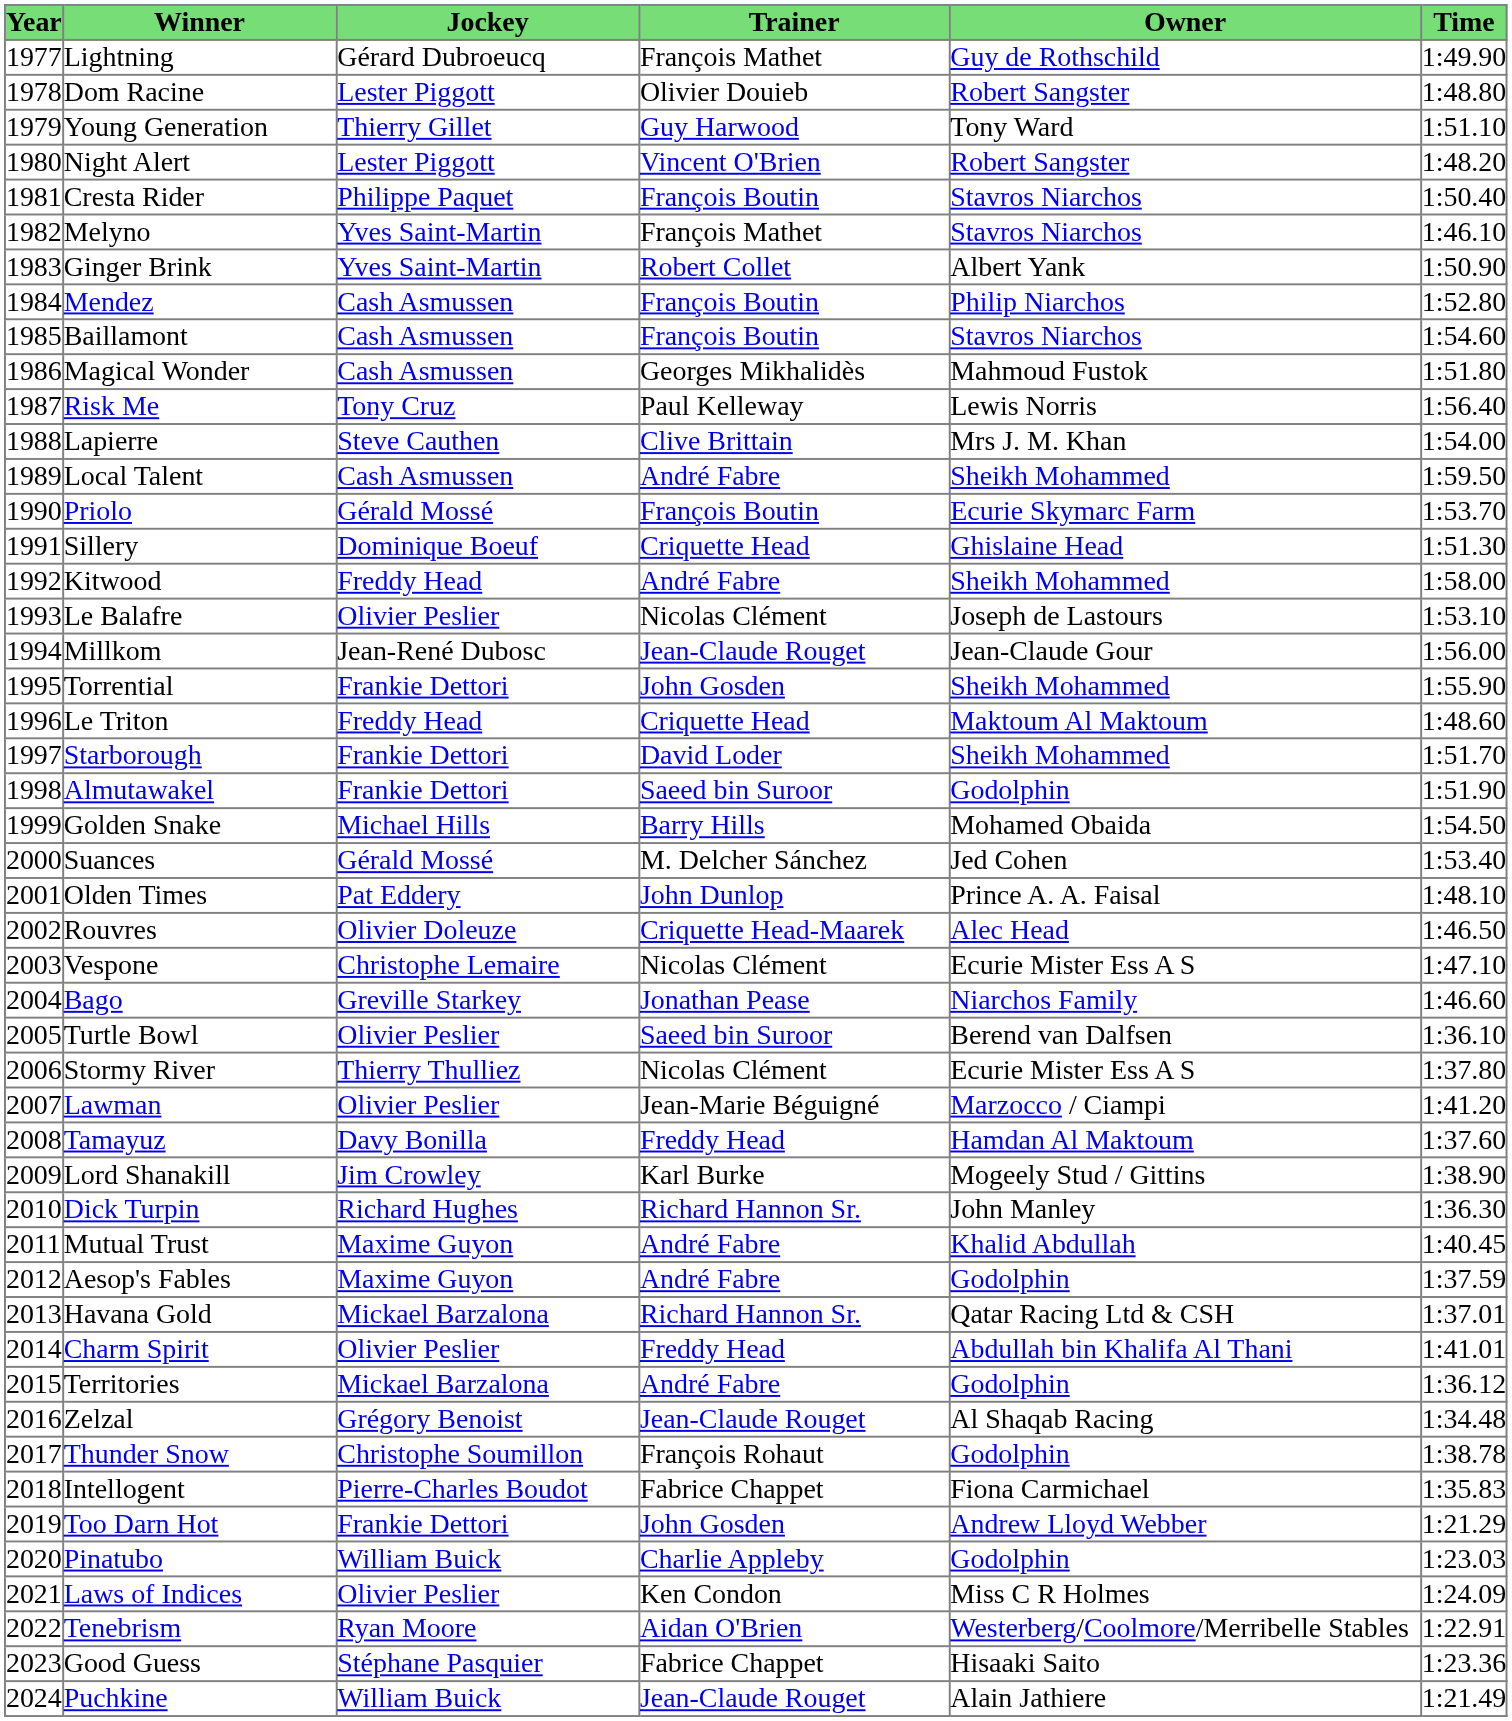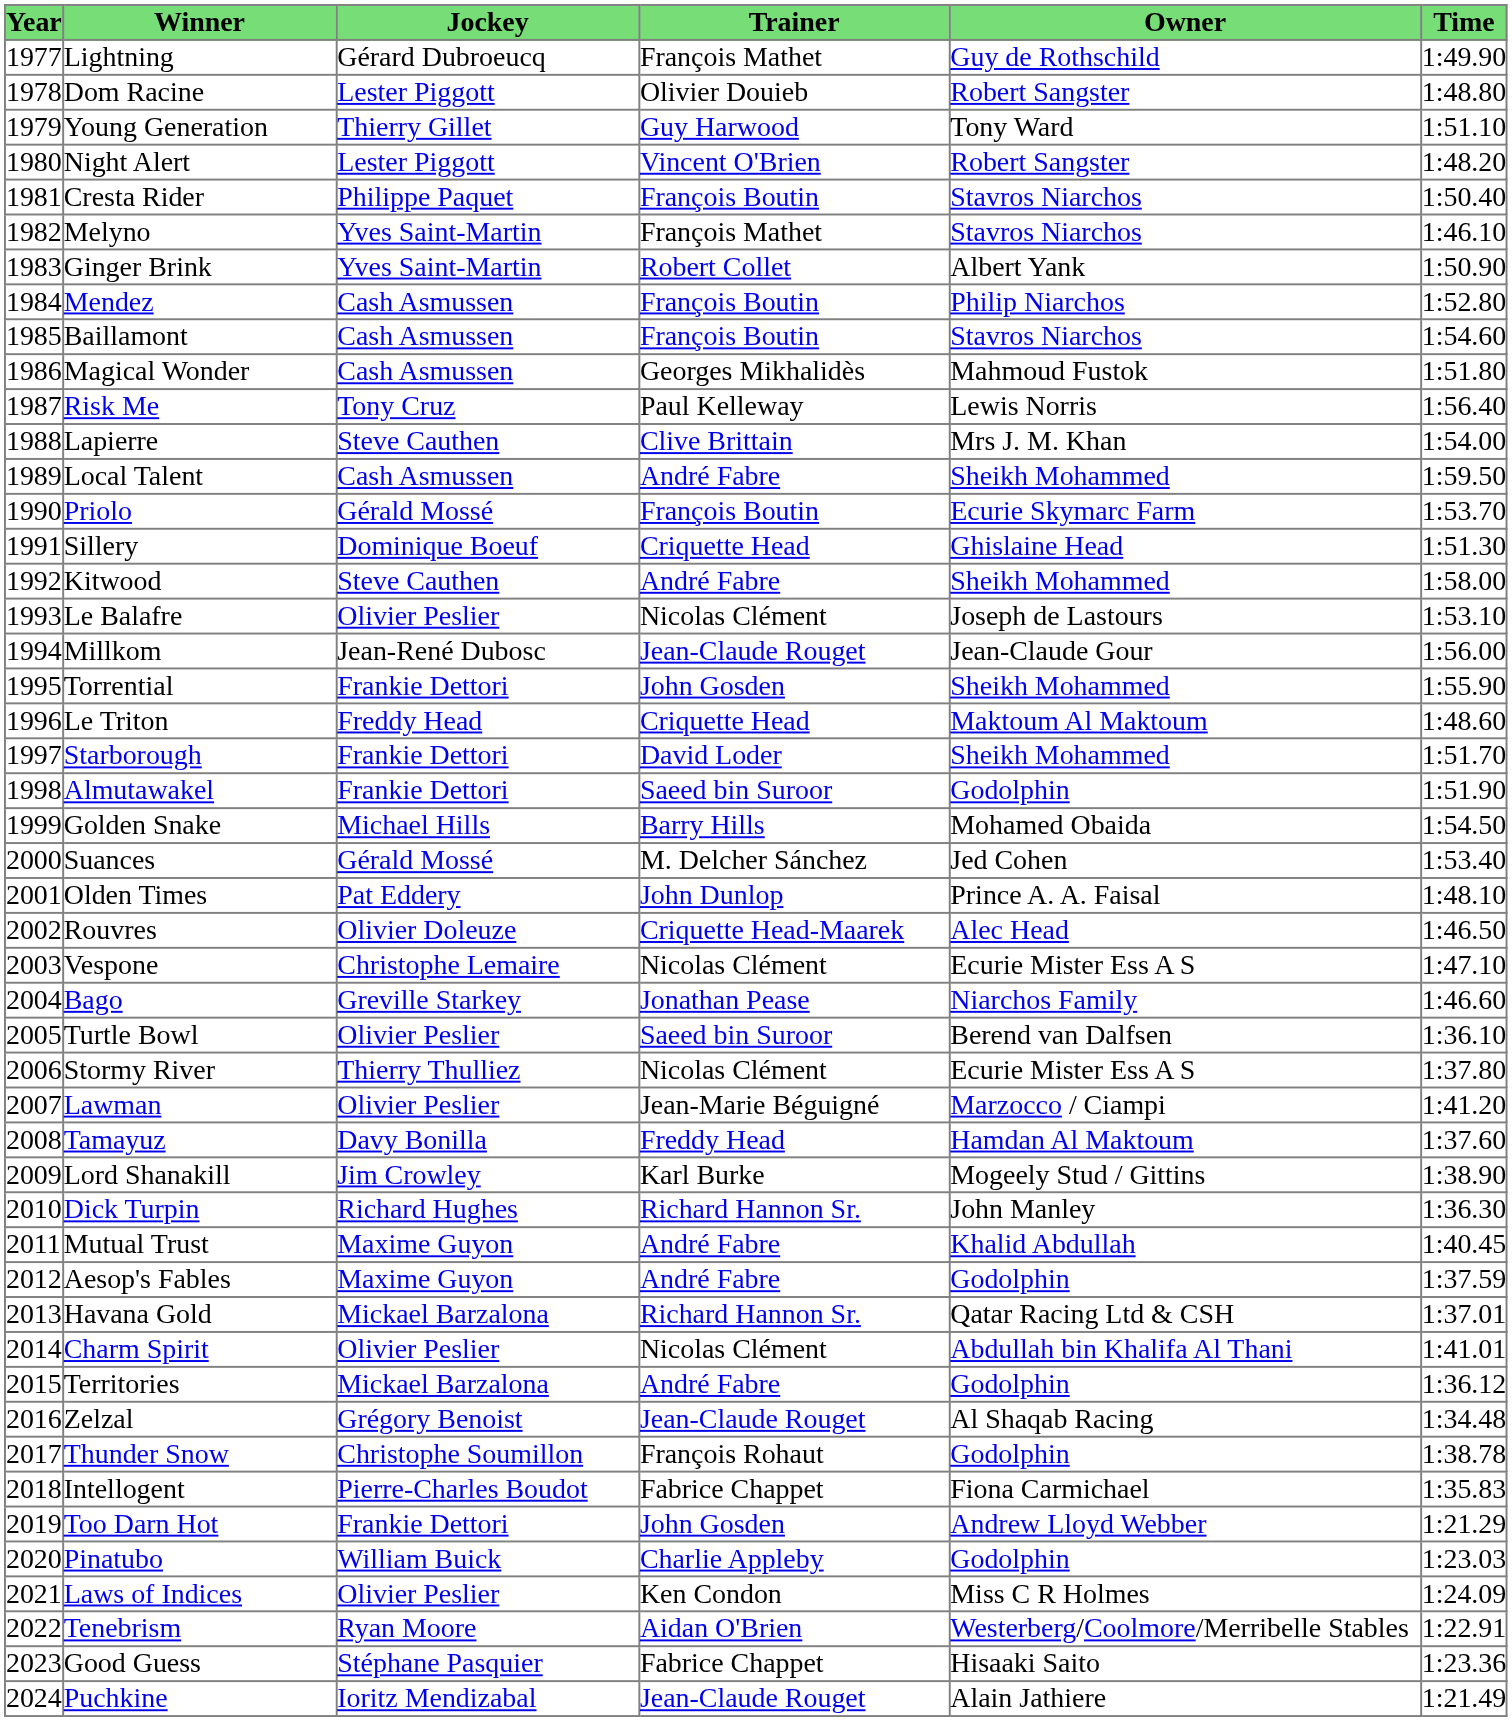(410, 580) Freddy Head -> (418, 580) Steve Cauthen
(712, 1348) Freddy Head -> (733, 1348) Nicolas Clément
(419, 1698) William Buick -> (437, 1698) Ioritz Mendizabal
